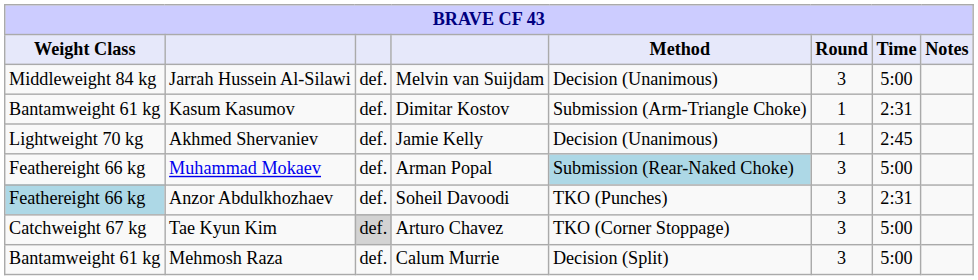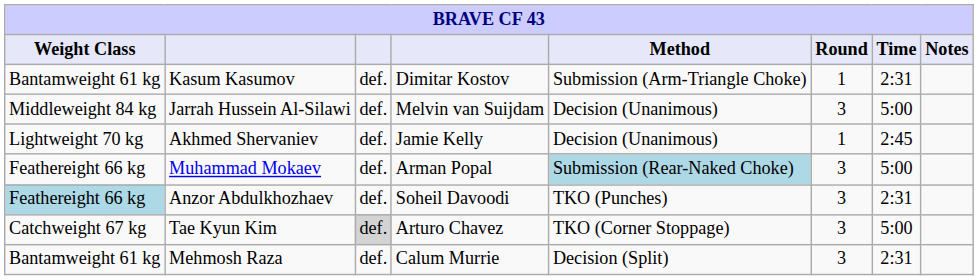rows swapped: (260, 79) <-> (232, 109)
(897, 258) 5:00 -> (897, 258) 2:31
